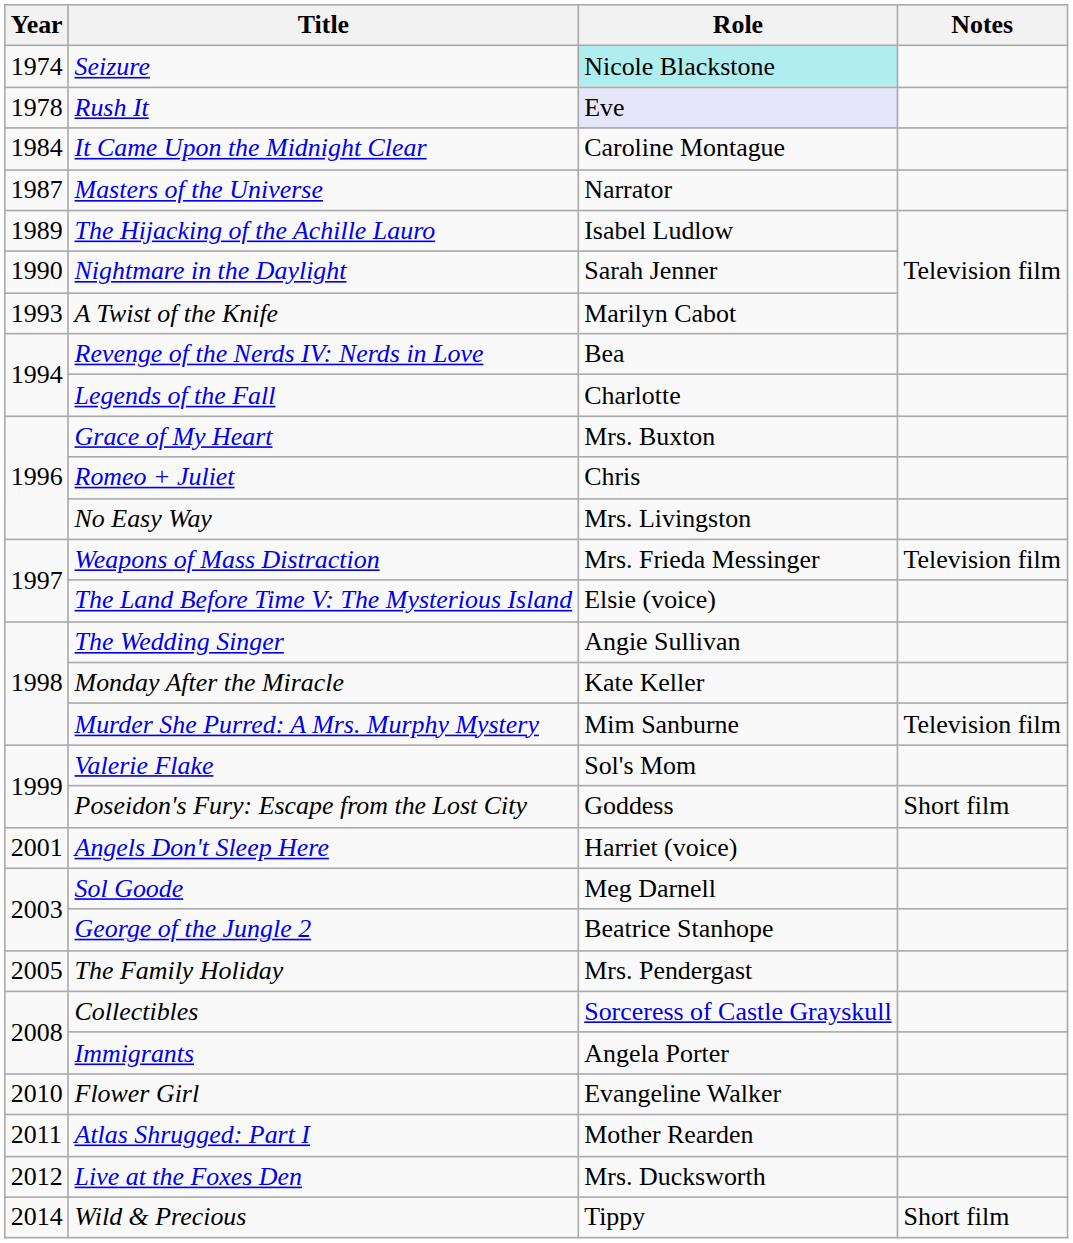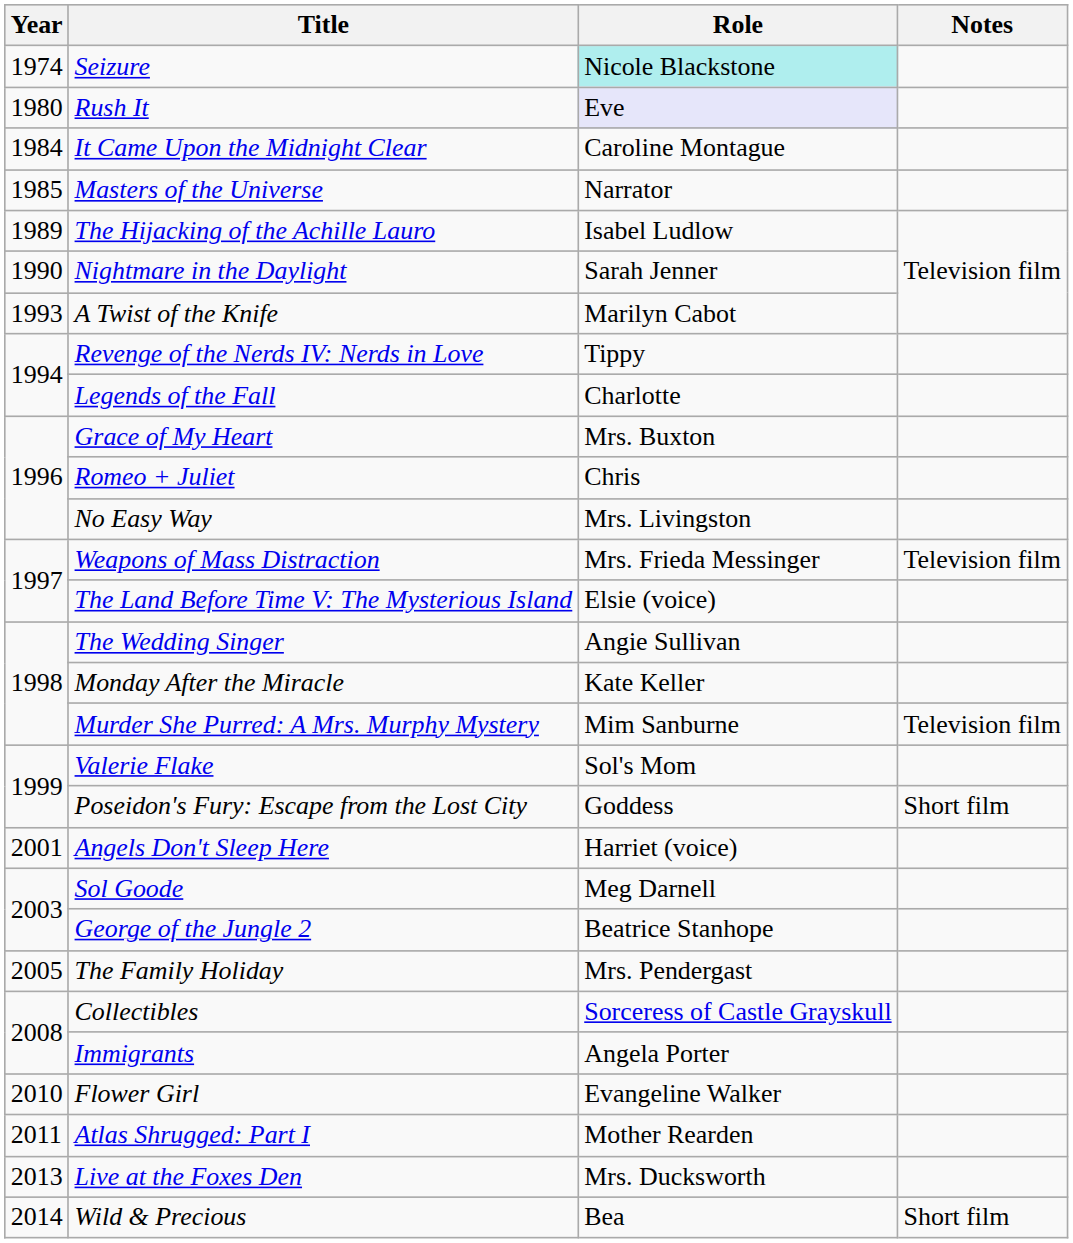(37, 107) 1978 -> (37, 107) 1980
(37, 189) 1987 -> (37, 189) 1985
(604, 353) Bea -> (615, 353) Tippy
(37, 1176) 2012 -> (37, 1176) 2013
(615, 1217) Tippy -> (604, 1217) Bea
